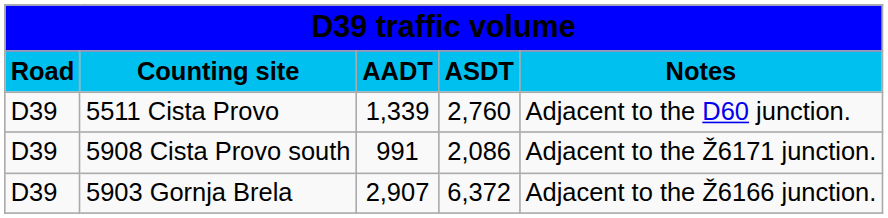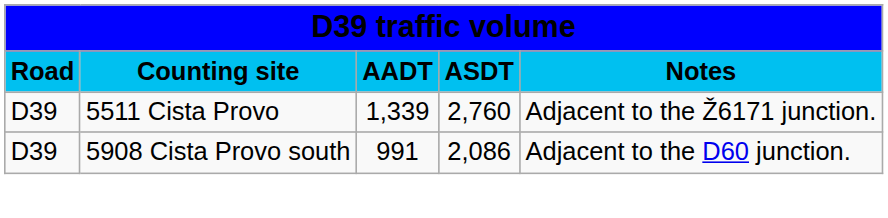(688, 111) Adjacent to the D60 junction. -> (701, 111) Adjacent to the Ž6171 junction.
(701, 152) Adjacent to the Ž6171 junction. -> (688, 152) Adjacent to the D60 junction.
- row: (189, 192)
